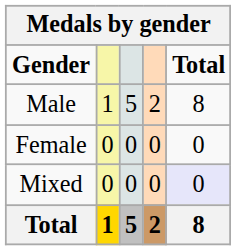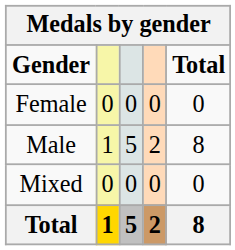rows swapped: (51, 104) <-> (51, 144)
(199, 184) lavender background -> (199, 184) no background
